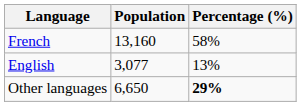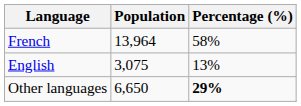(135, 40) 13,160 -> (135, 40) 13,964
(131, 64) 3,077 -> (131, 64) 3,075
